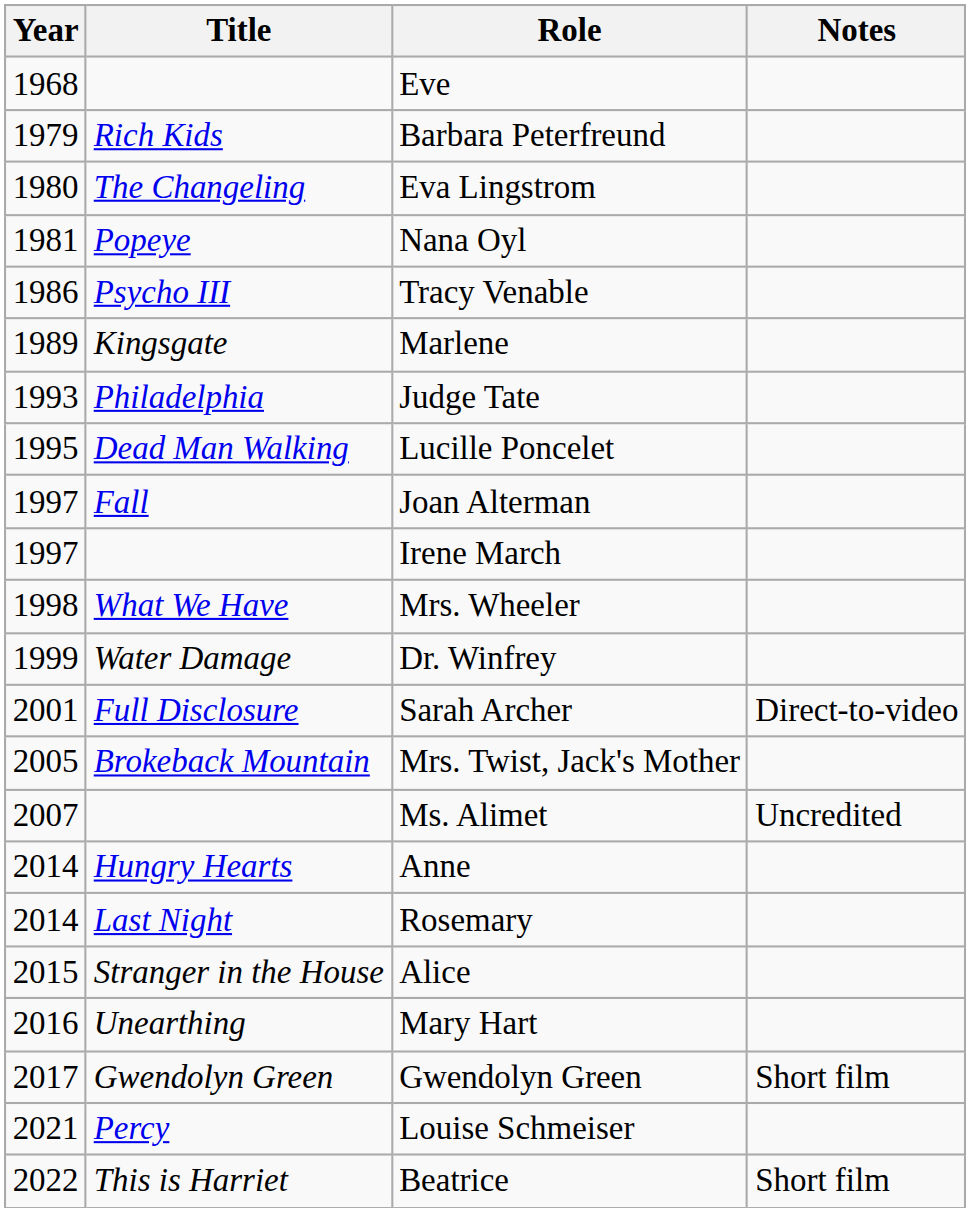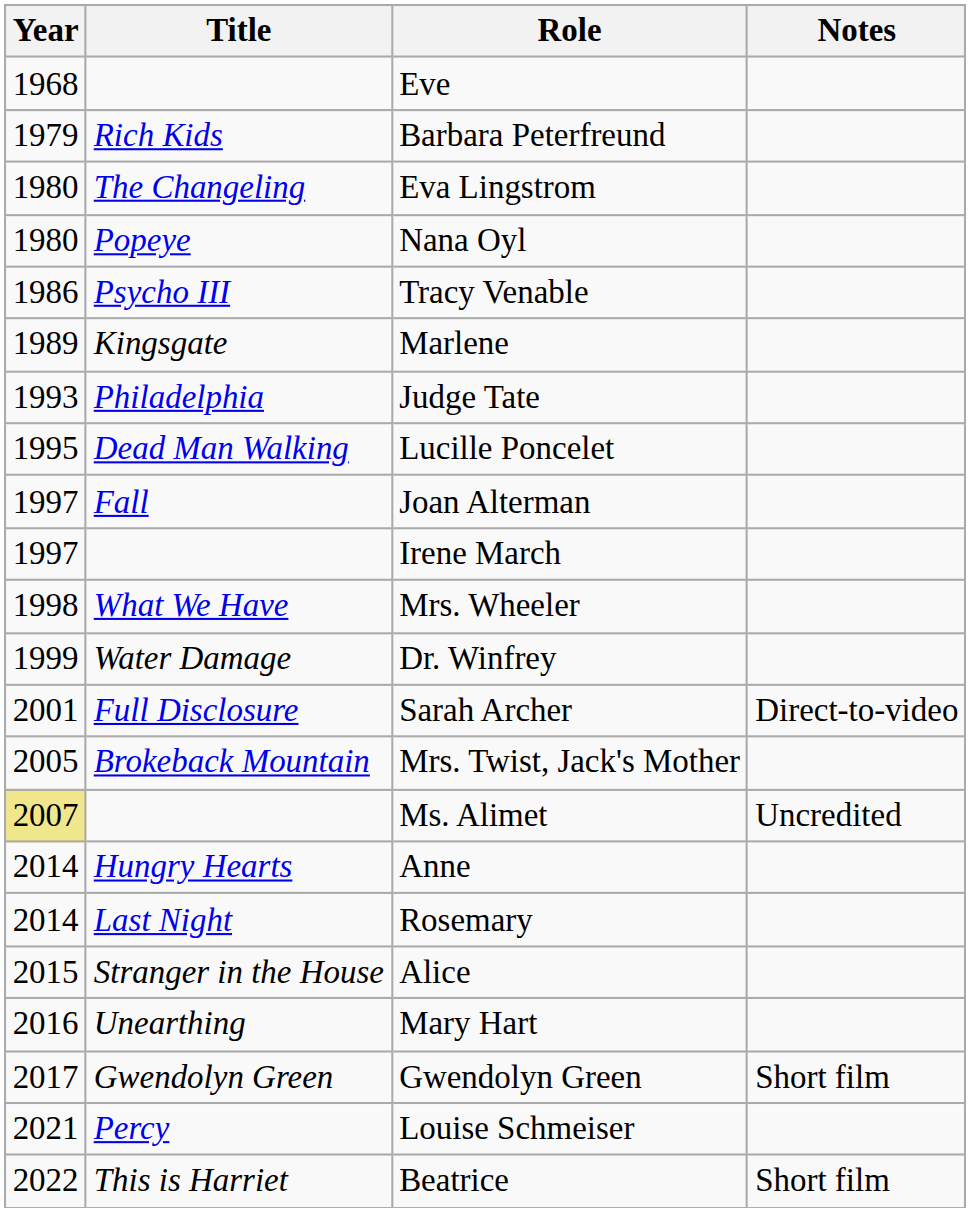(46, 239) 1981 -> (46, 239) 1980
(46, 814) no background -> (46, 814) khaki background
